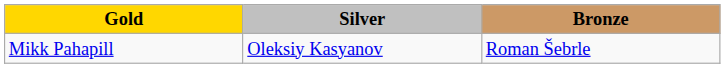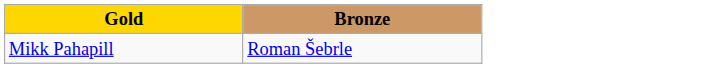- column: (362, 19)
